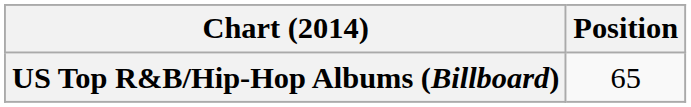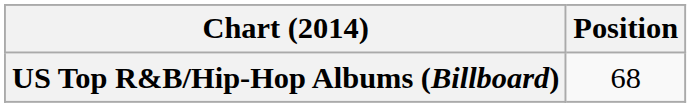(626, 76) 65 -> (626, 76) 68
